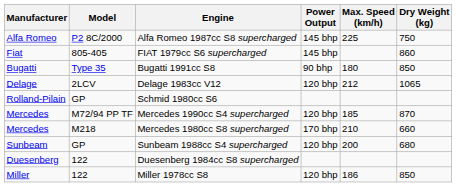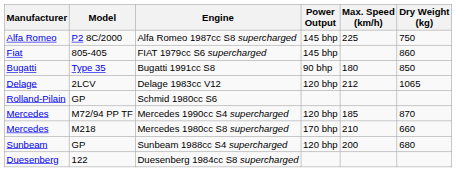- row: (173, 174)
